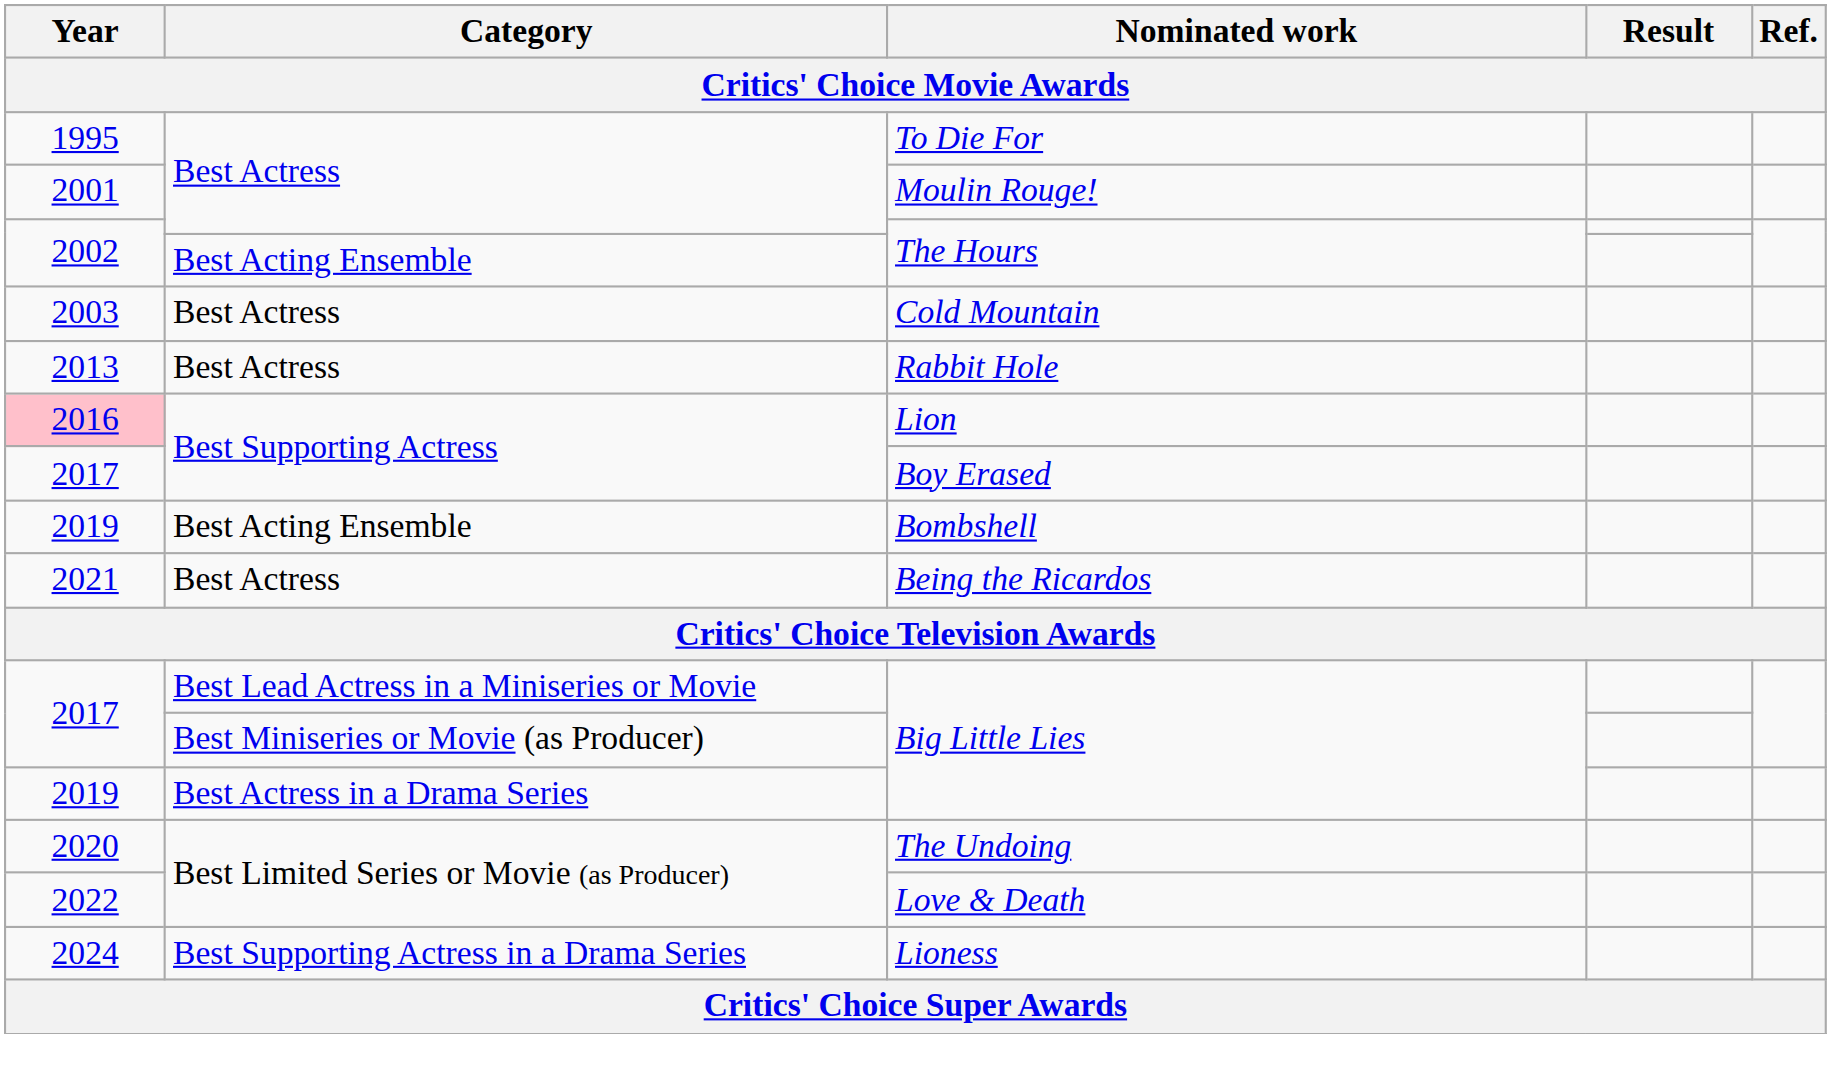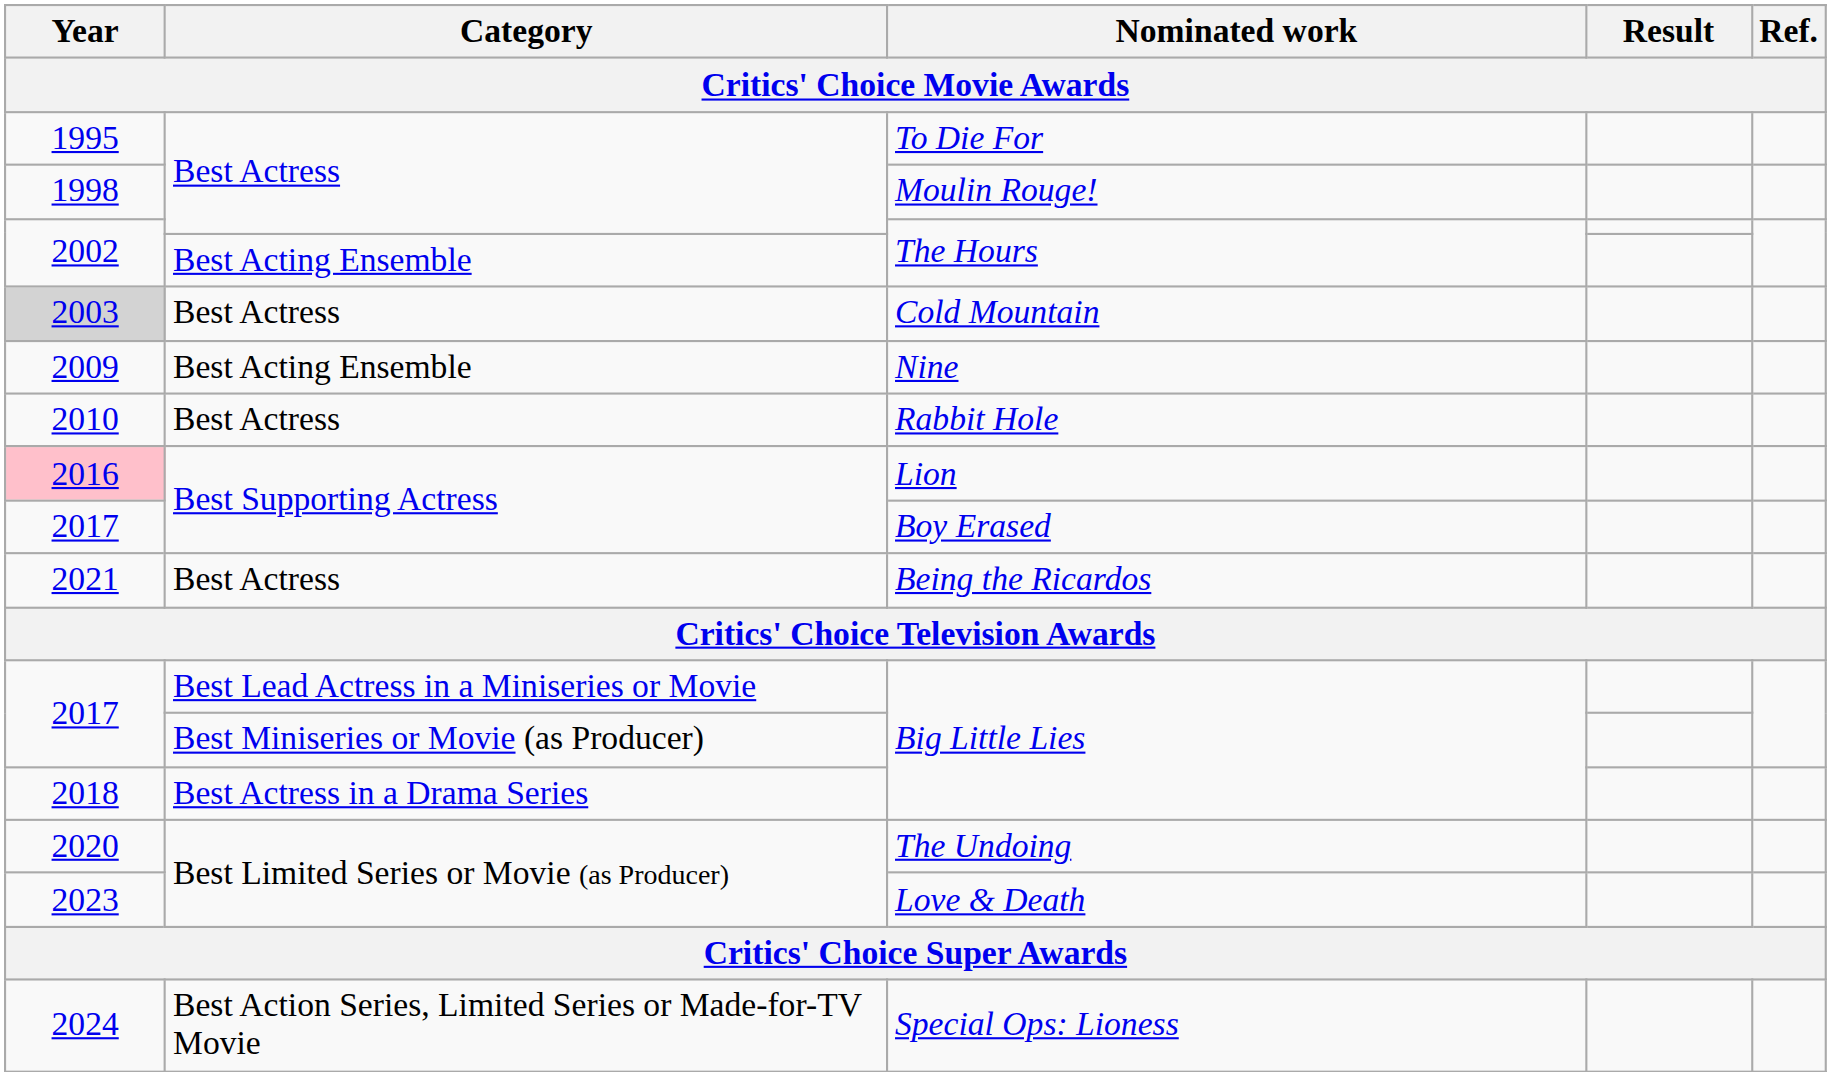(85, 191) 2001 -> (85, 191) 1998
(85, 313) no background -> (85, 313) lightgrey background
+ row: (322, 366)
(85, 366) 2013 -> (85, 419) 2010
- row: (322, 526)
(85, 792) 2019 -> (85, 792) 2018
(85, 899) 2022 -> (85, 899) 2023
- row: (460, 952)
+ row: (517, 1024)
